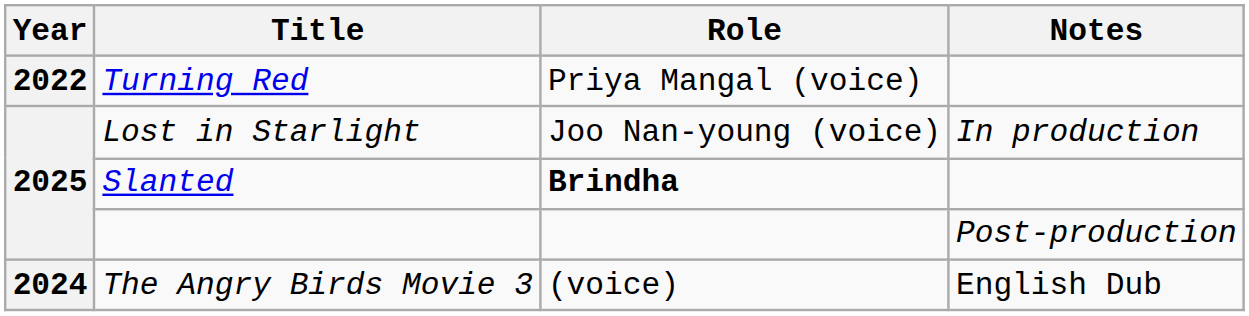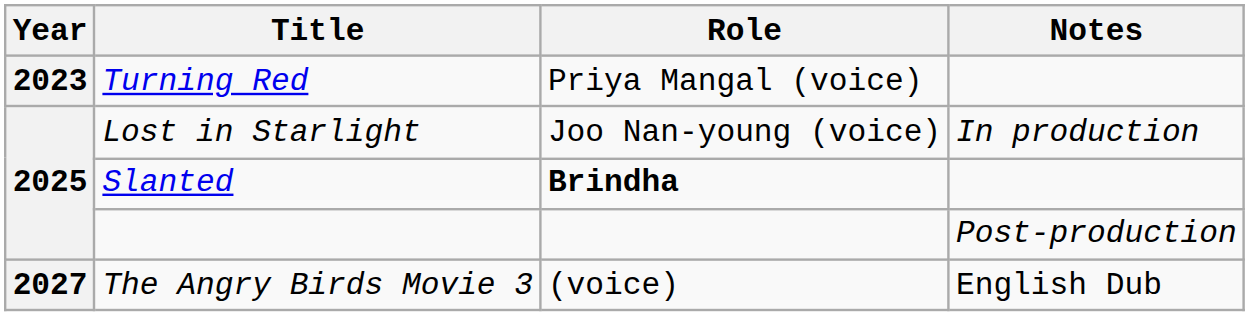(50, 81) 2022 -> (50, 81) 2023
(50, 285) 2024 -> (50, 285) 2027
